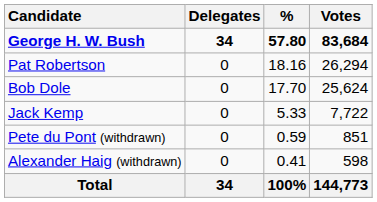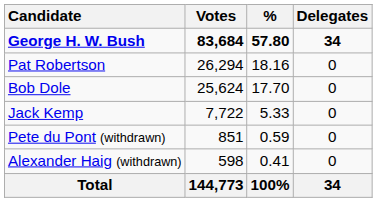columns swapped: (341, 16) <-> (225, 16)
